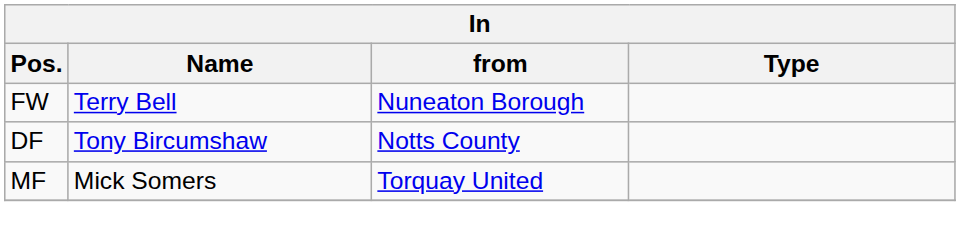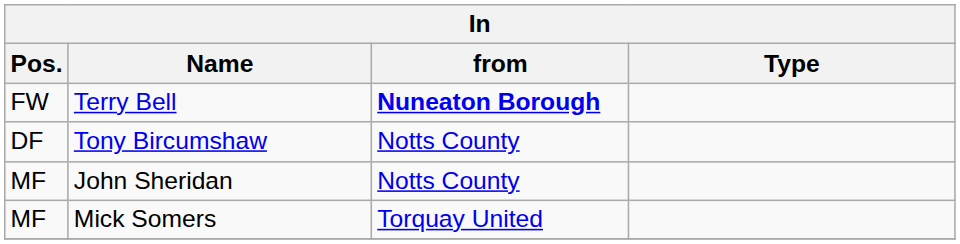(481, 102) normal -> (489, 102) bold
+ row: (153, 180)
